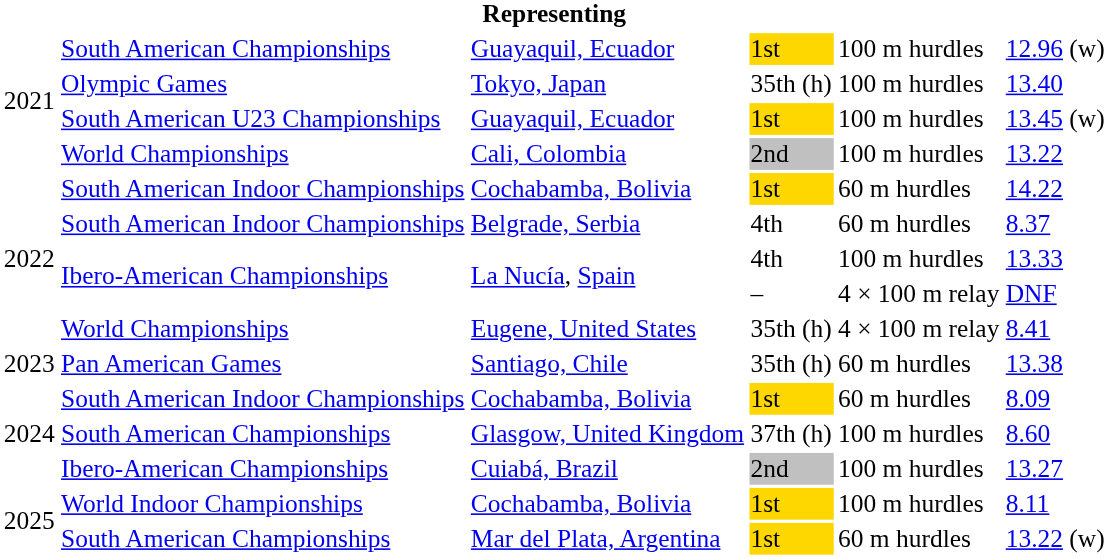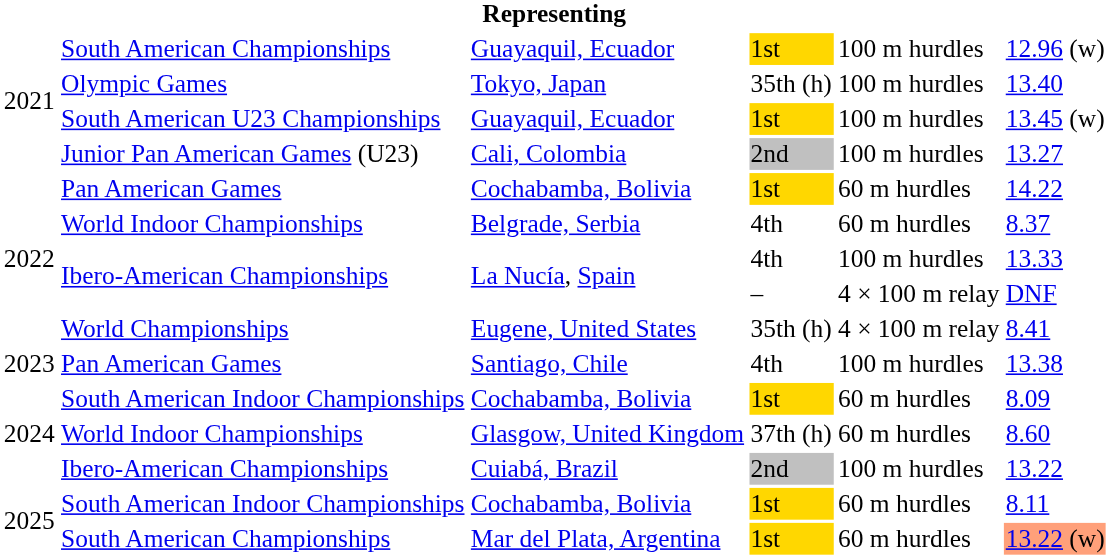(175, 153) World Championships -> (240, 153) Junior Pan American Games (U23)
(1034, 153) 13.22 -> (1034, 153) 13.27
(263, 188) South American Indoor Championships -> (171, 188) Pan American Games
(263, 223) South American Indoor Championships -> (212, 223) World Indoor Championships
(791, 363) 35th (h) -> (767, 363) 4th
(904, 363) 60 m hurdles -> (911, 363) 100 m hurdles
(226, 433) South American Championships -> (212, 433) World Indoor Championships
(911, 433) 100 m hurdles -> (904, 433) 60 m hurdles
(1034, 468) 13.27 -> (1034, 468) 13.22
(212, 503) World Indoor Championships -> (263, 503) South American Indoor Championships
(911, 503) 100 m hurdles -> (904, 503) 60 m hurdles
(1055, 538) no background -> (1055, 538) lightsalmon background
